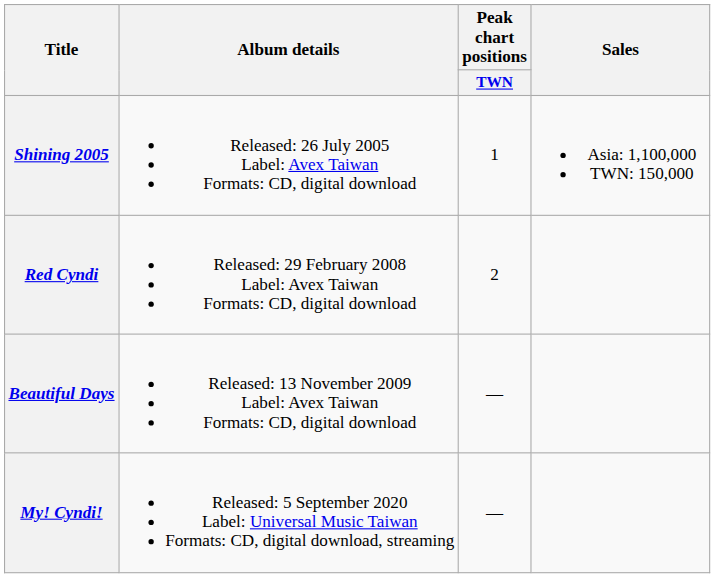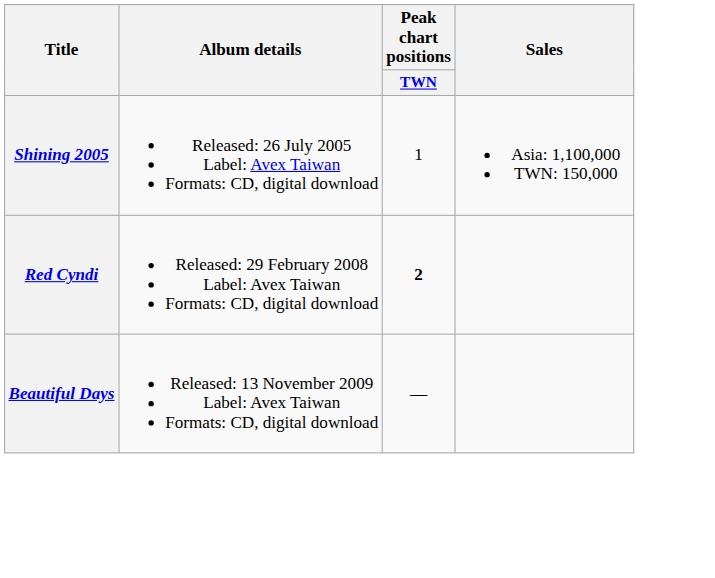(495, 274) normal -> (419, 274) bold
- row: (62, 512)
